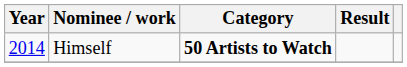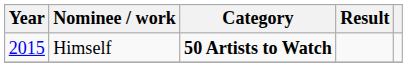(27, 47) 2014 -> (27, 47) 2015
